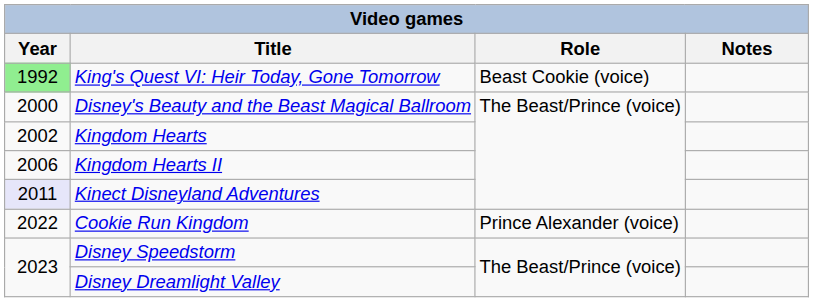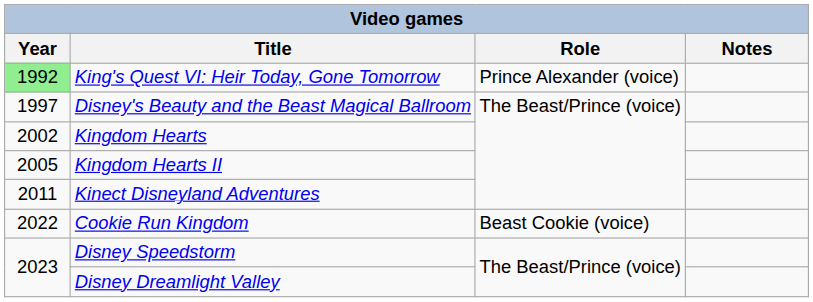(564, 77) Beast Cookie (voice) -> (579, 77) Prince Alexander (voice)
(38, 106) 2000 -> (38, 106) 1997
(38, 164) 2006 -> (38, 164) 2005
(38, 194) lavender background -> (38, 194) no background
(579, 223) Prince Alexander (voice) -> (564, 223) Beast Cookie (voice)
